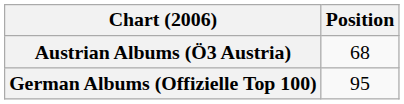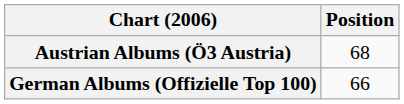(360, 83) 95 -> (360, 83) 66
